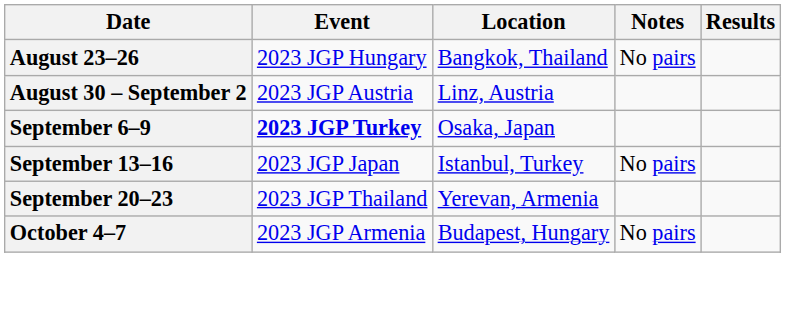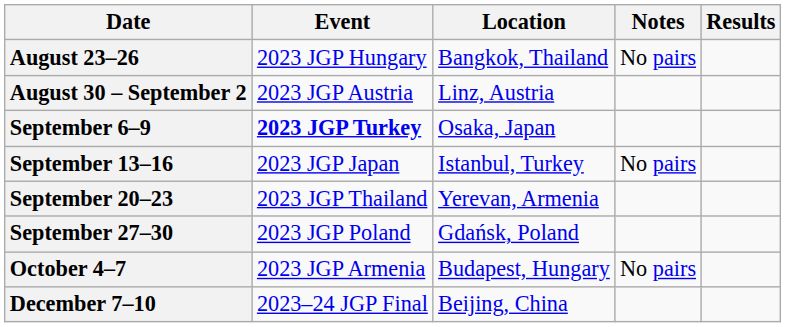+ row: (91, 233)
+ row: (83, 304)
